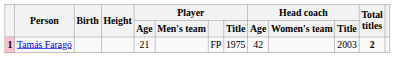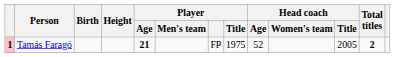(144, 45) normal -> (144, 45) bold
(258, 45) 42 -> (258, 45) 52
(347, 45) 2003 -> (347, 45) 2005
